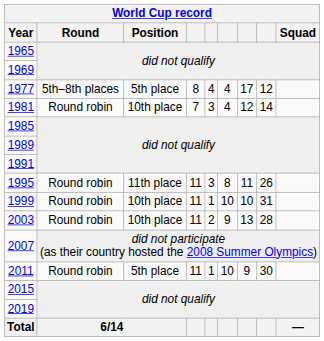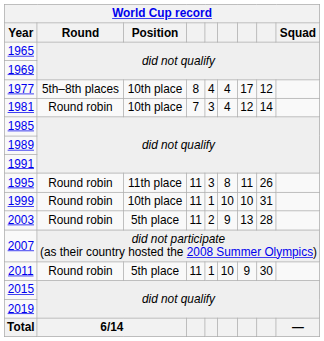(155, 88) 5th place -> (155, 88) 10th place
(155, 220) 10th place -> (155, 220) 5th place
